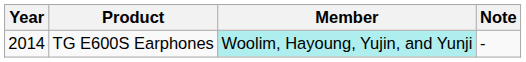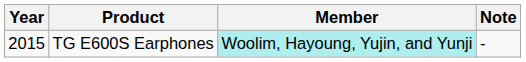(27, 43) 2014 -> (27, 43) 2015
